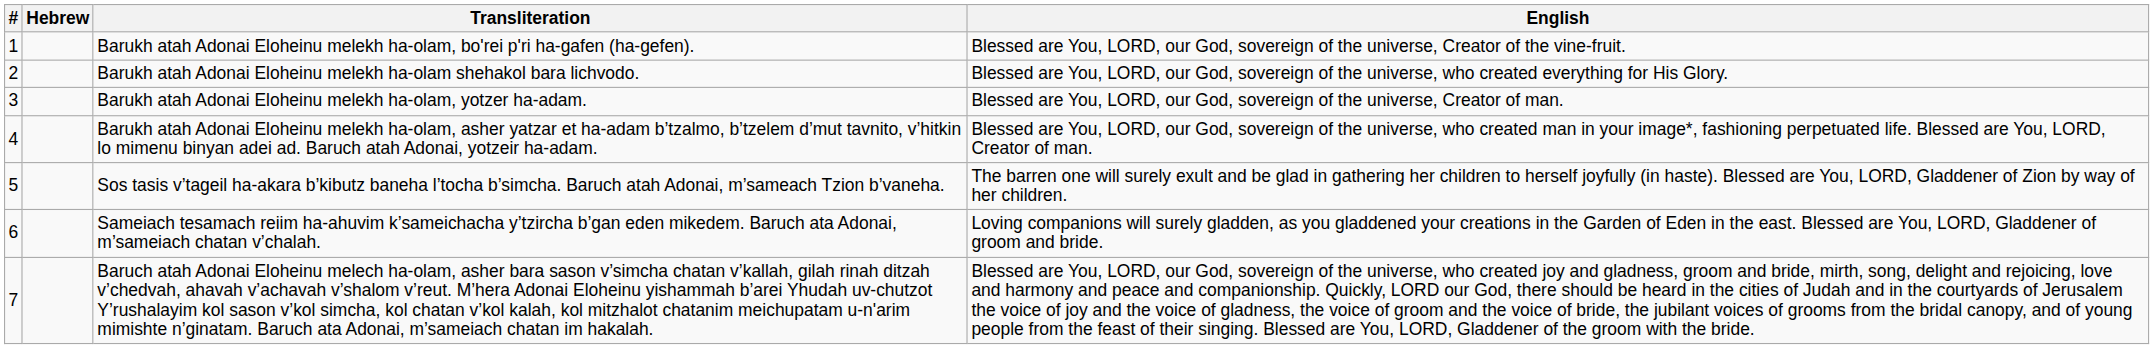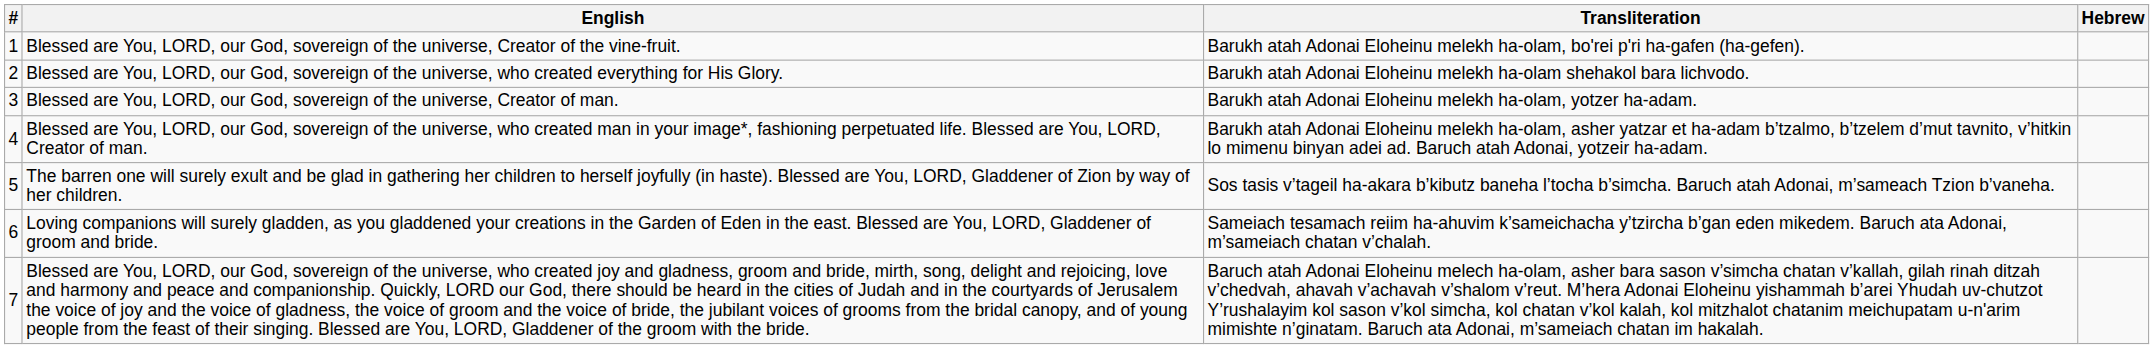columns swapped: (58, 18) <-> (1558, 18)
